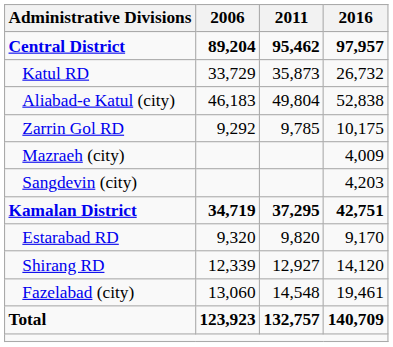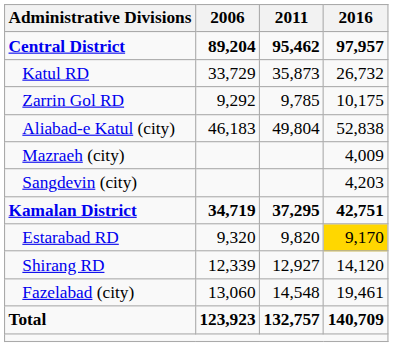rows swapped: (73, 127) <-> (99, 100)
(364, 237) no background -> (364, 237) gold background
